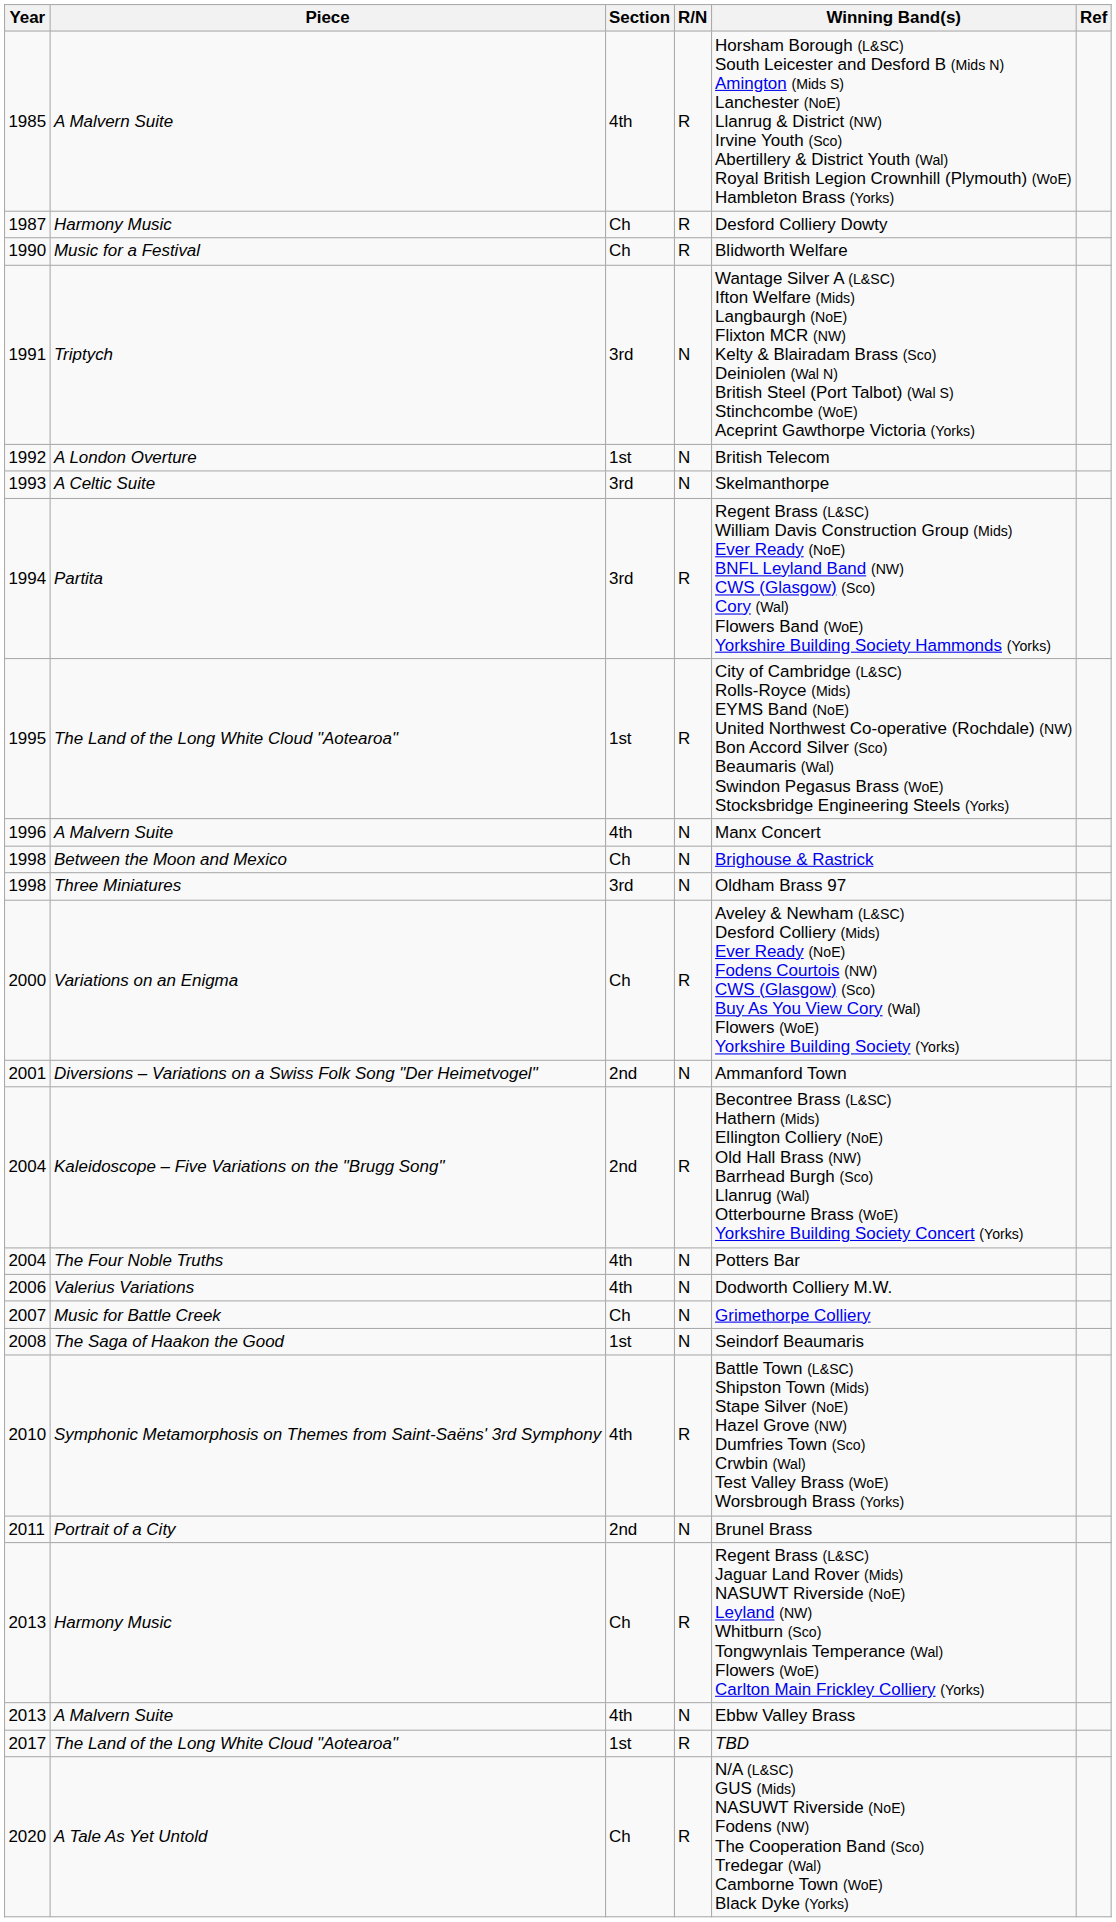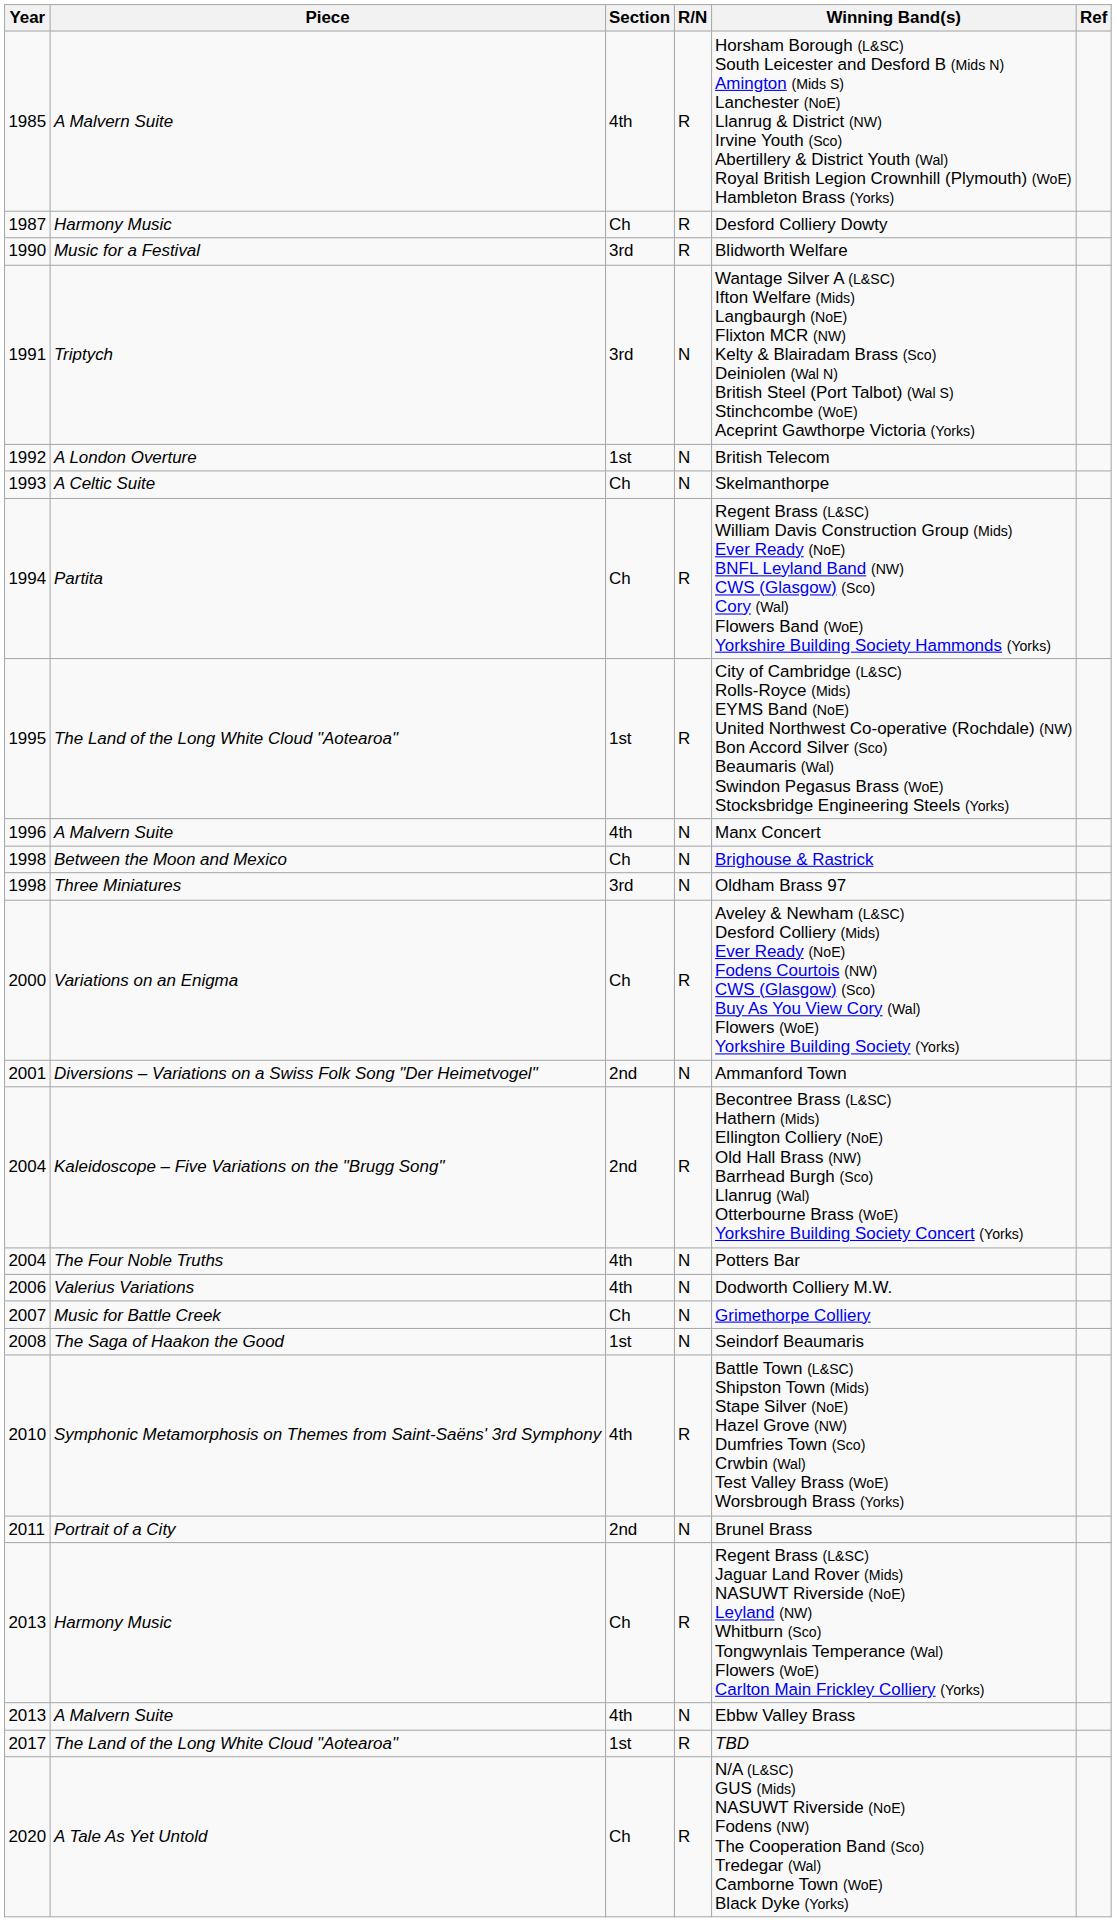(620, 251) Ch -> (621, 251) 3rd
(621, 484) 3rd -> (620, 484) Ch
(621, 578) 3rd -> (620, 578) Ch
